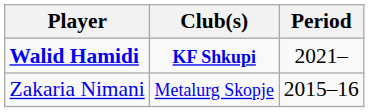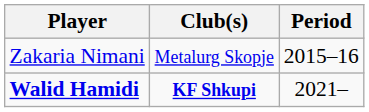rows swapped: (74, 55) <-> (77, 89)
